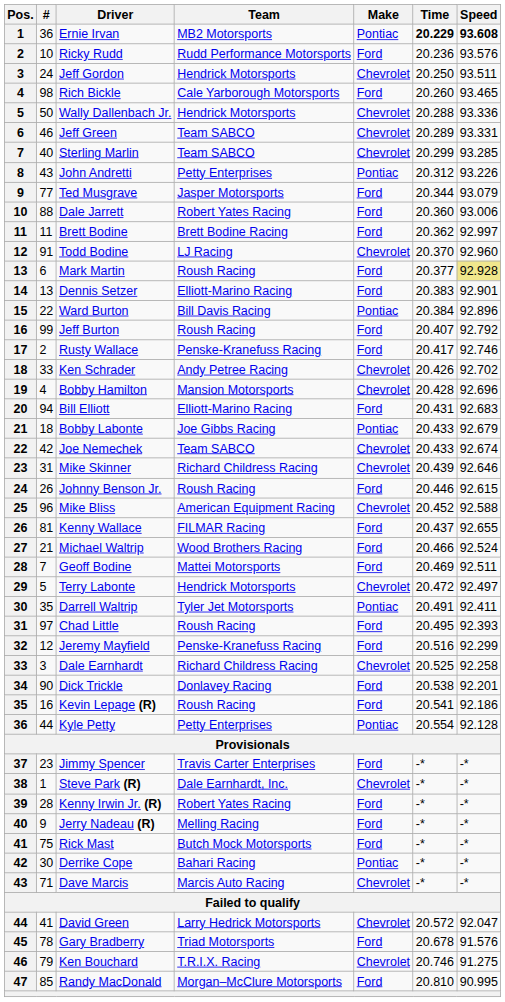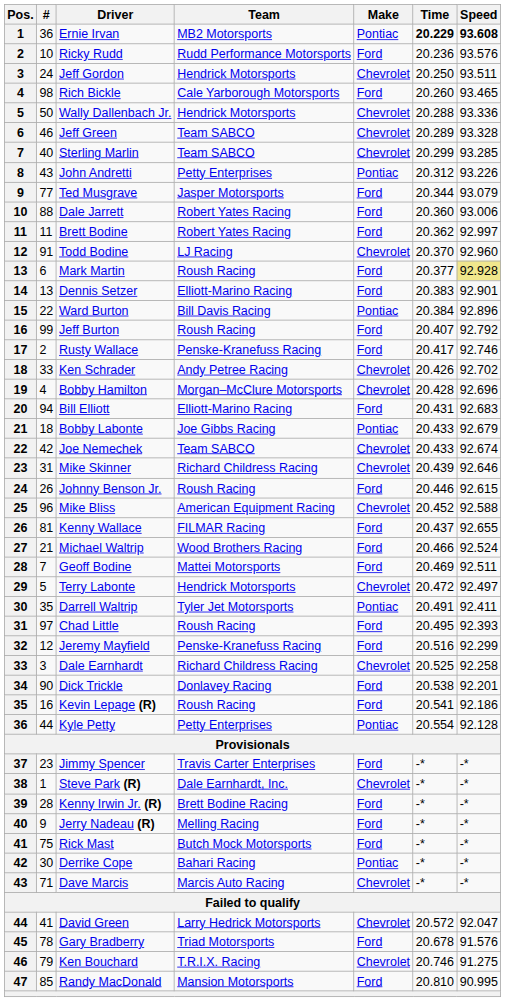(479, 133) 93.331 -> (479, 133) 93.328
(233, 232) Brett Bodine Racing -> (234, 232) Robert Yates Racing
(235, 389) Mansion Motorsports -> (260, 389) Morgan–McClure Motorsports
(234, 804) Robert Yates Racing -> (233, 804) Brett Bodine Racing
(260, 981) Morgan–McClure Motorsports -> (235, 981) Mansion Motorsports
